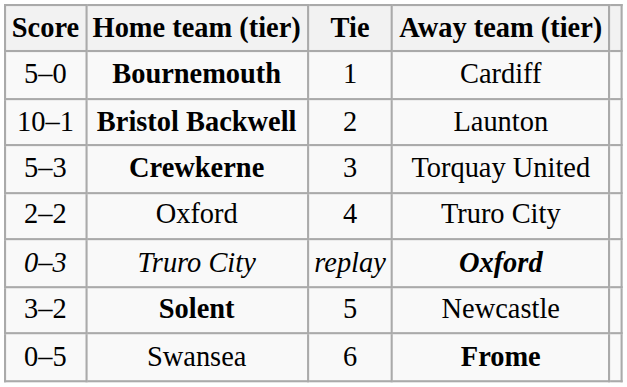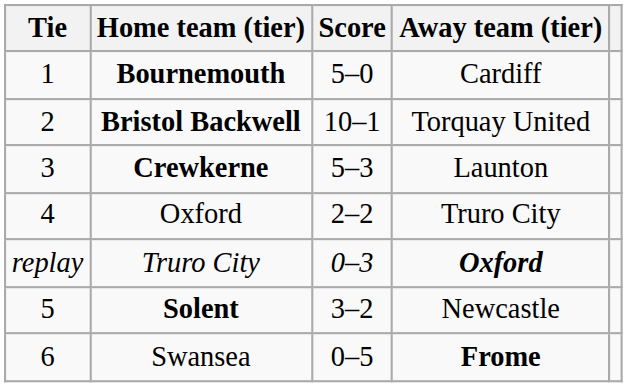columns swapped: (350, 27) <-> (45, 27)
(501, 121) Launton -> (501, 121) Torquay United
(501, 168) Torquay United -> (501, 168) Launton
